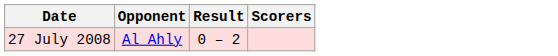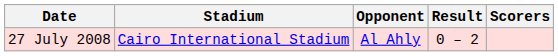+ column: (234, 16)
